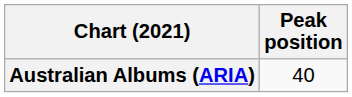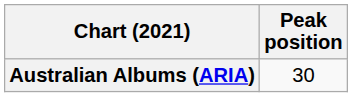(303, 75) 40 -> (303, 75) 30
